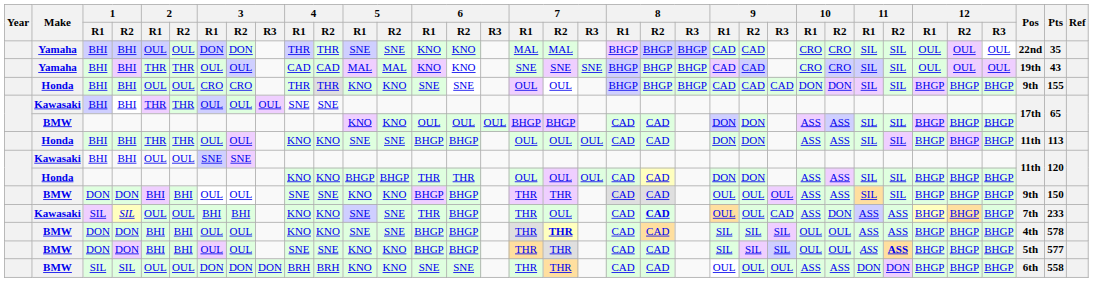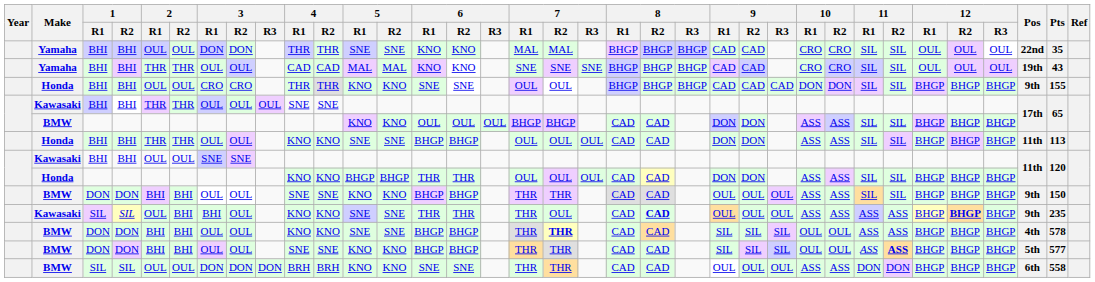(183, 213) OUL -> (183, 213) BHI
(241, 213) BHI -> (241, 213) OUL
(464, 213) BHGP -> (464, 213) THR
(782, 213) CAD -> (782, 213) OUL
(840, 213) DON -> (840, 213) ASS
(964, 213) normal -> (965, 213) bold
(1030, 213) 7th -> (1032, 213) 9th
(1056, 213) 233 -> (1057, 213) 235
